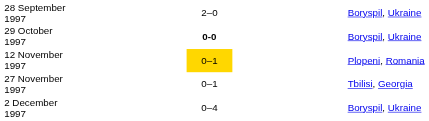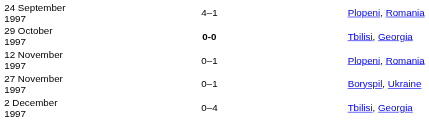+ row: (35, 13)
- row: (35, 13)
(385, 37) Boryspil, Ukraine -> (380, 37) Tbilisi, Georgia
(209, 60) gold background -> (209, 60) no background
(380, 84) Tbilisi, Georgia -> (385, 84) Boryspil, Ukraine
(385, 108) Boryspil, Ukraine -> (380, 108) Tbilisi, Georgia
